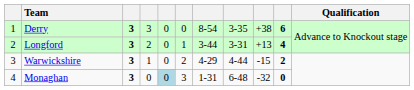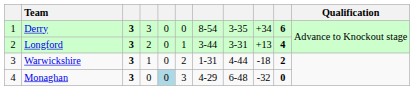(264, 28) +38 -> (264, 28) +34
(208, 61) 4-29 -> (208, 61) 1-31
(264, 61) -15 -> (264, 61) -18
(208, 77) 1-31 -> (208, 77) 4-29
